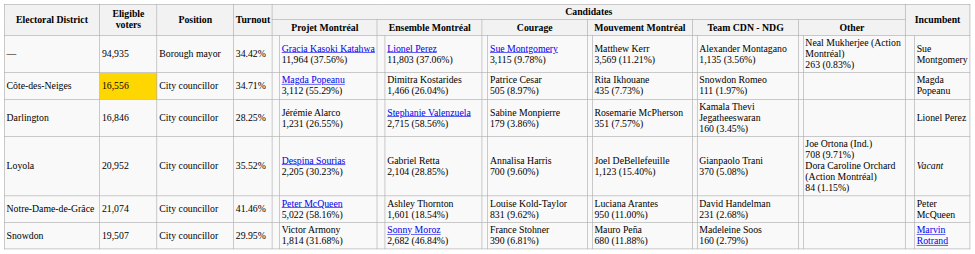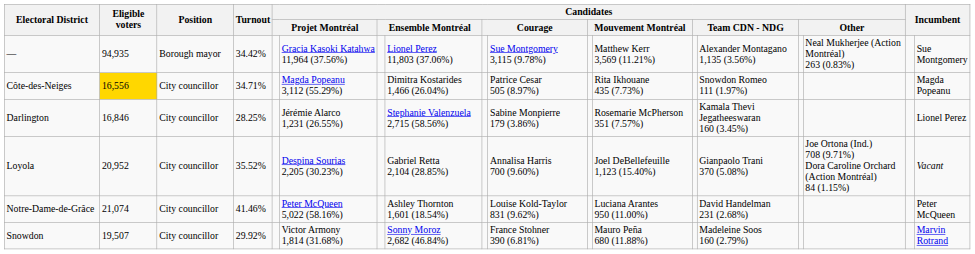(251, 235) 29.95% -> (251, 235) 29.92%
